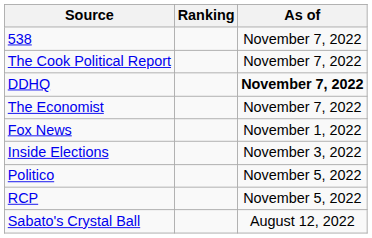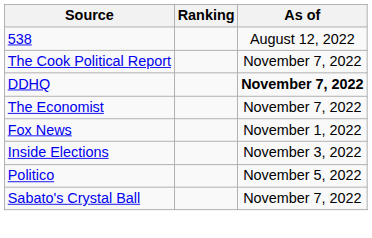(302, 38) November 7, 2022 -> (302, 38) August 12, 2022
- row: (23, 198)
(302, 221) August 12, 2022 -> (302, 198) November 7, 2022
